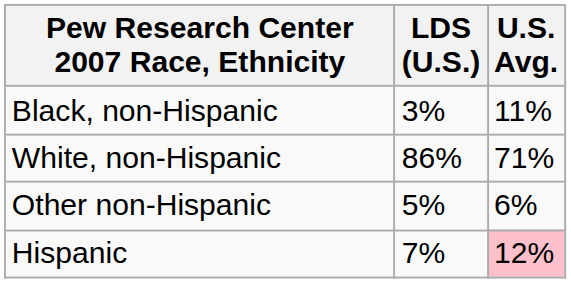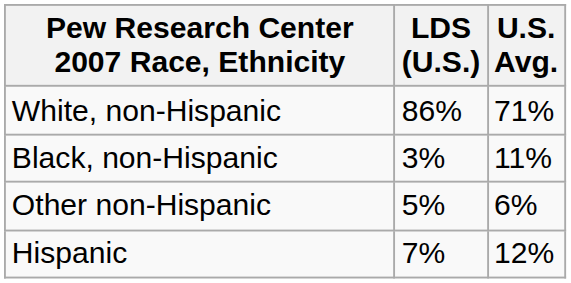rows swapped: (146, 157) <-> (145, 109)
(524, 253) pink background -> (524, 253) no background
